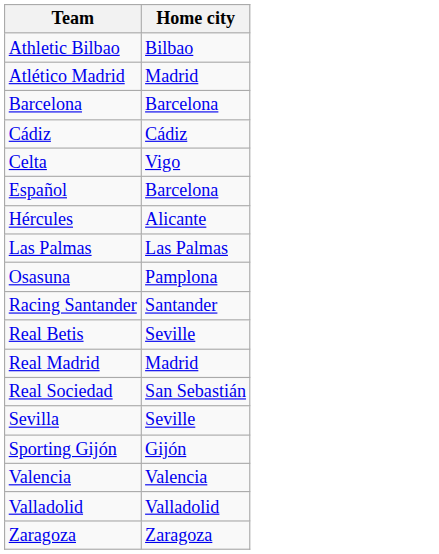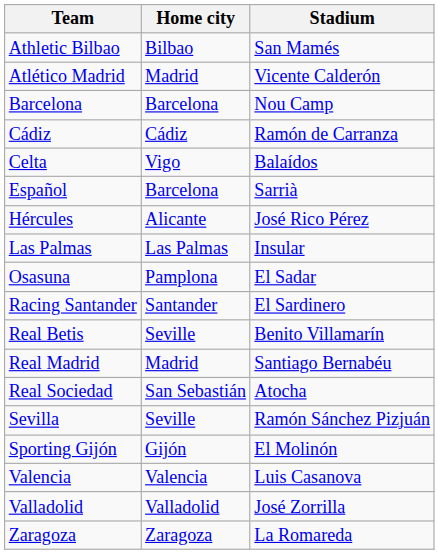+ column: (342, 18)
